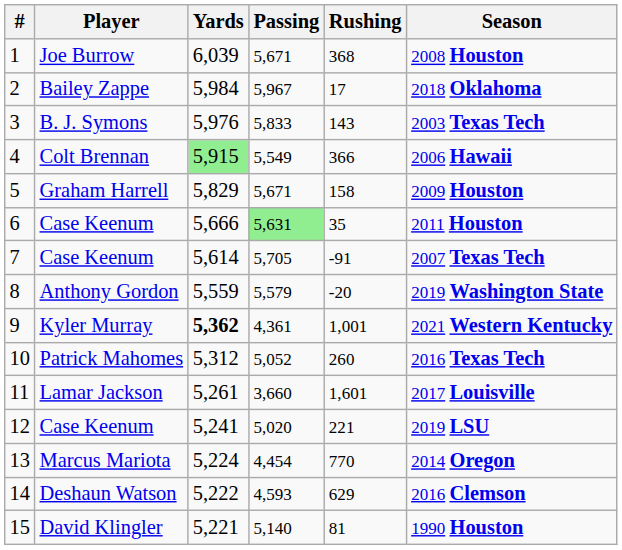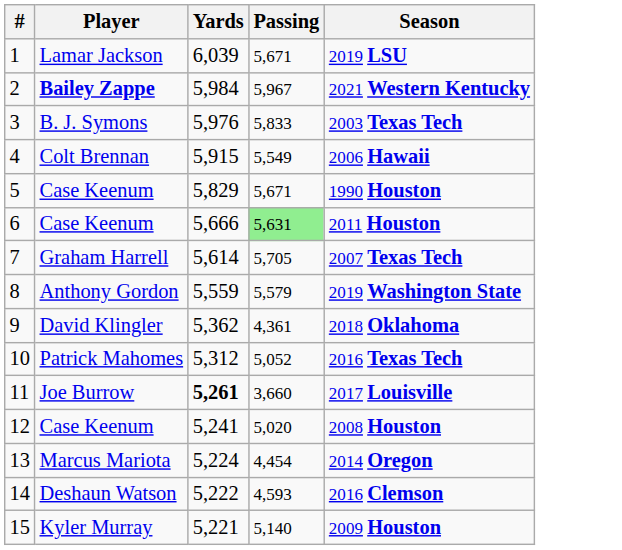- column: (365, 21)
(87, 55) Joe Burrow -> (101, 55) Lamar Jackson
(467, 55) 2008 Houston -> (368, 55) 2019 LSU
(94, 89) normal -> (97, 89) bold
(476, 89) 2018 Oklahoma -> (429, 89) 2021 Western Kentucky
(216, 156) lightgreen background -> (216, 156) no background
(104, 190) Graham Harrell -> (97, 190) Case Keenum
(467, 190) 2009 Houston -> (385, 190) 1990 Houston
(97, 257) Case Keenum -> (104, 257) Graham Harrell
(96, 325) Kyler Murray -> (101, 325) David Klingler
(216, 325) bold -> (216, 325) normal
(512, 325) 2021 Western Kentucky -> (394, 325) 2018 Oklahoma
(101, 392) Lamar Jackson -> (87, 392) Joe Burrow
(216, 392) normal -> (216, 392) bold
(450, 426) 2019 LSU -> (385, 426) 2008 Houston
(101, 527) David Klingler -> (96, 527) Kyler Murray
(467, 527) 1990 Houston -> (385, 527) 2009 Houston
